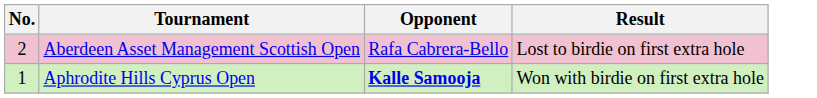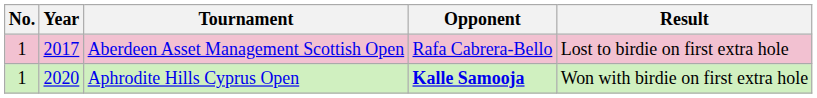+ column: (61, 19)
(22, 49) 2 -> (22, 49) 1
